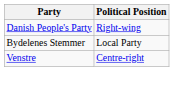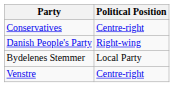+ row: (34, 27)
